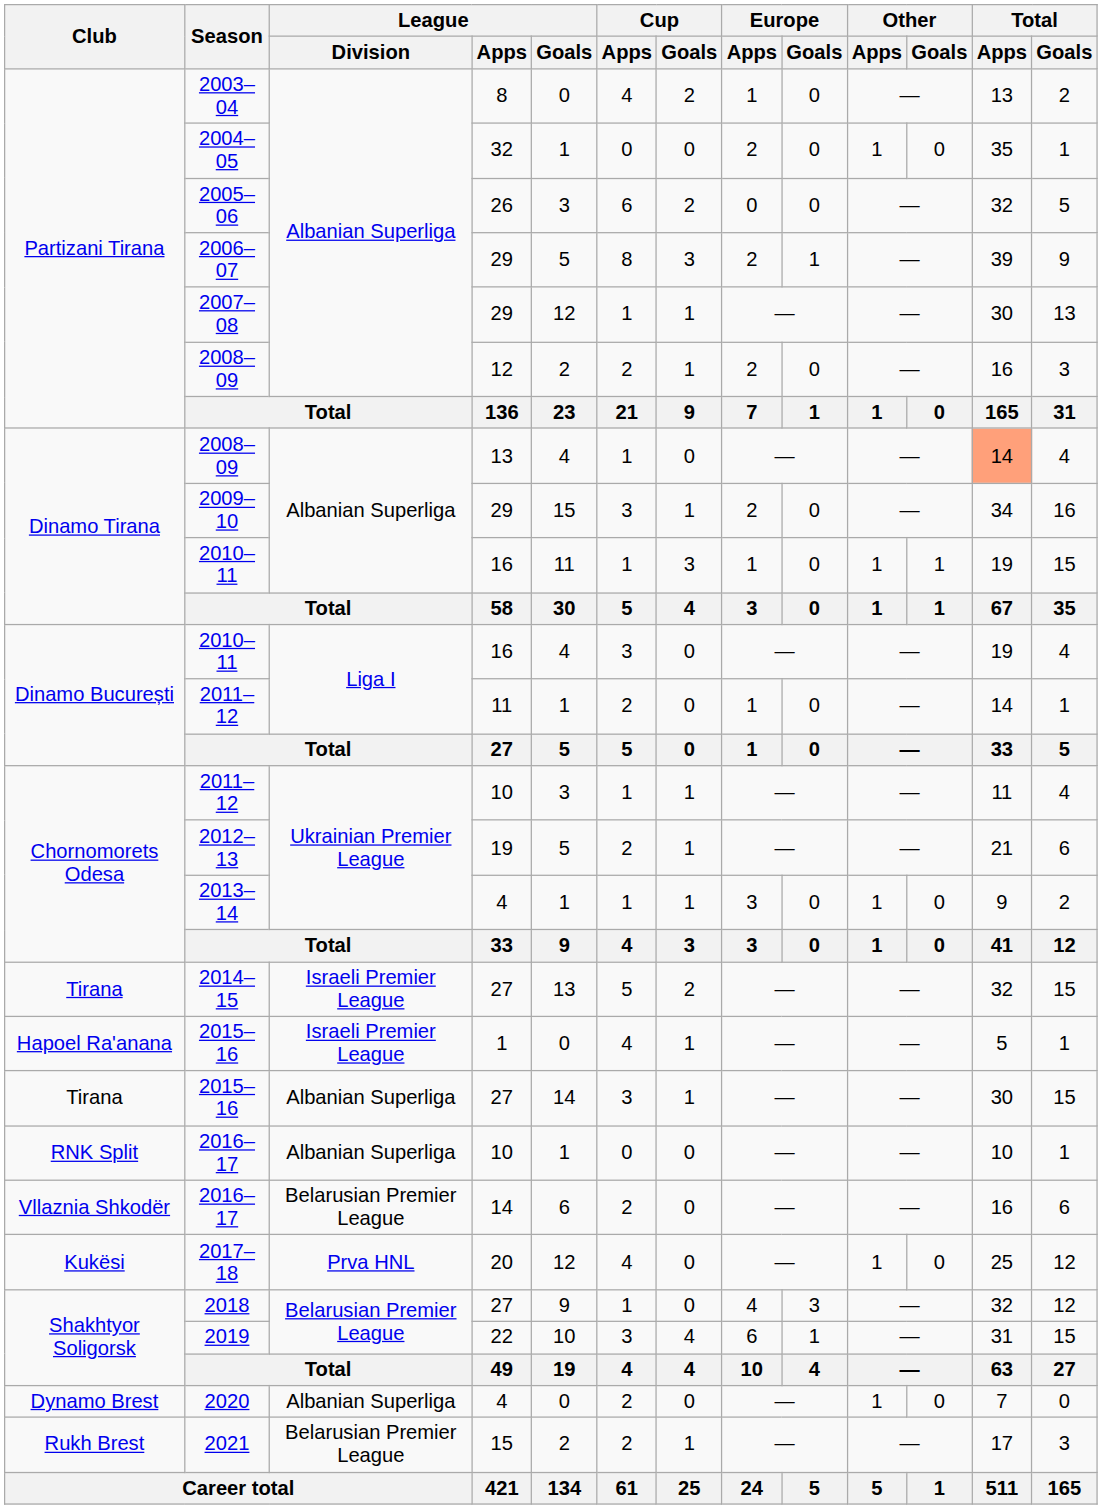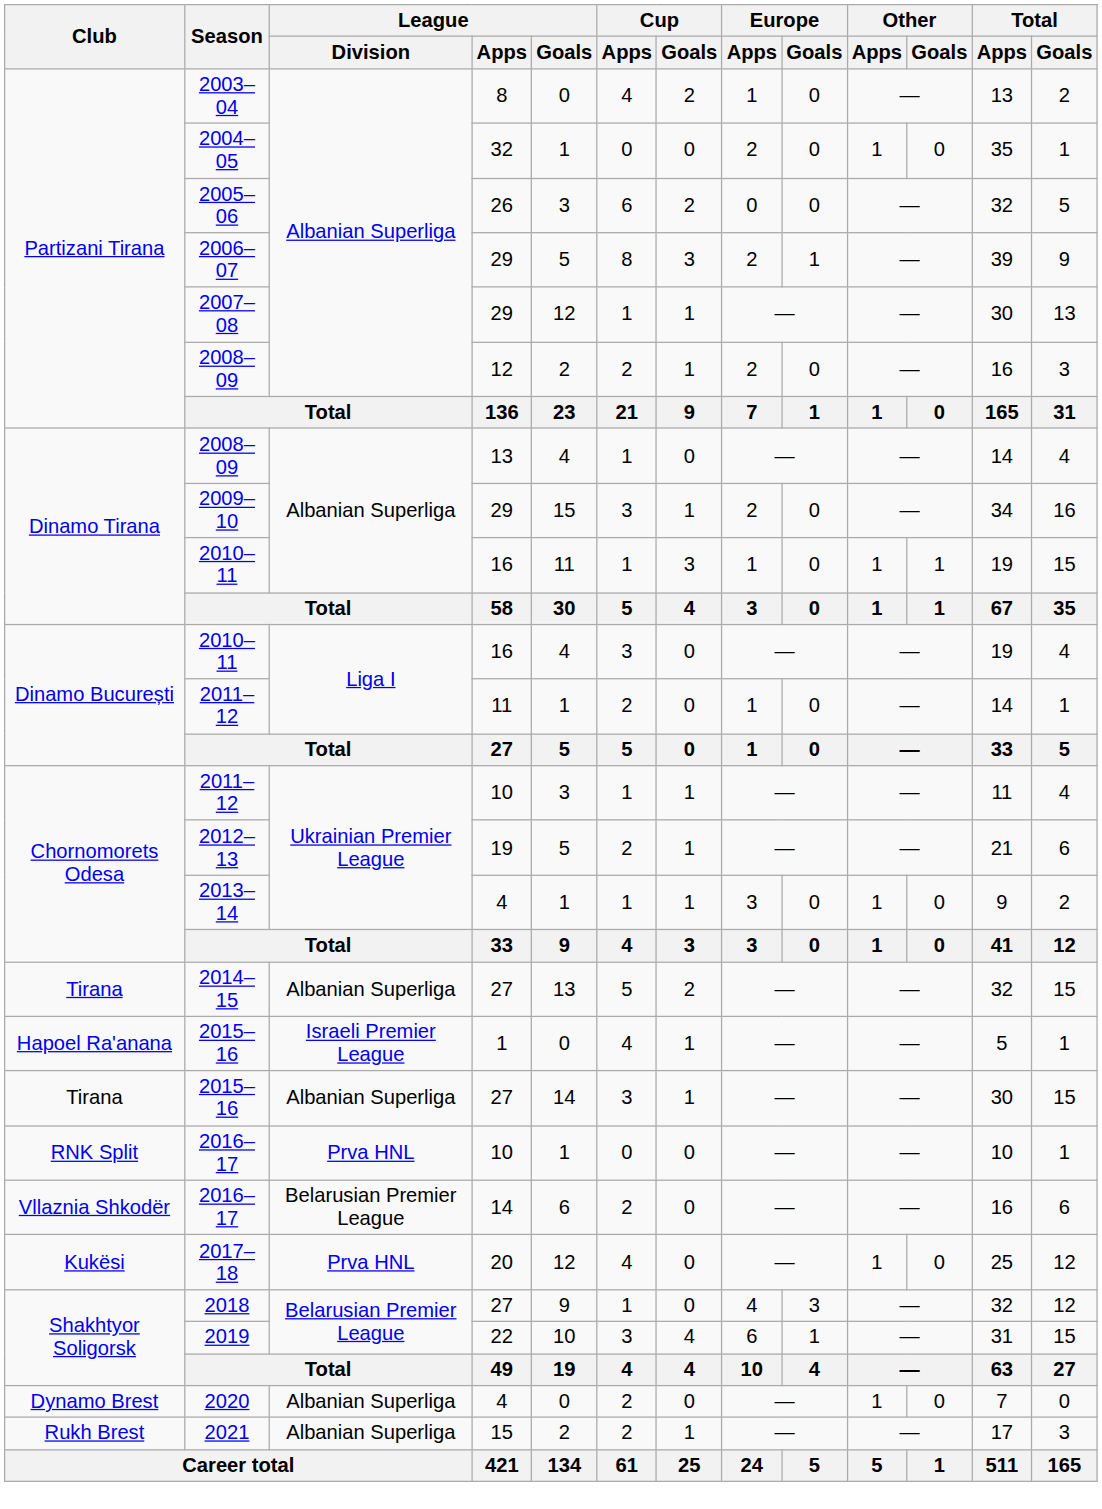(1002, 455) lightsalmon background -> (1002, 455) no background
(371, 988) Israeli Premier League -> (371, 988) Albanian Superliga
(371, 1152) Albanian Superliga -> (371, 1152) Prva HNL
(371, 1444) Belarusian Premier League -> (371, 1433) Albanian Superliga
